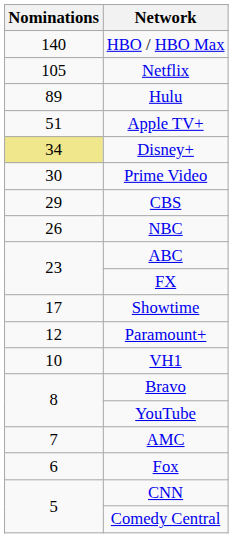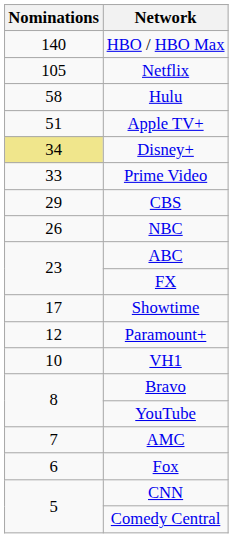(54, 96) 89 -> (54, 96) 58
(54, 176) 30 -> (54, 176) 33
